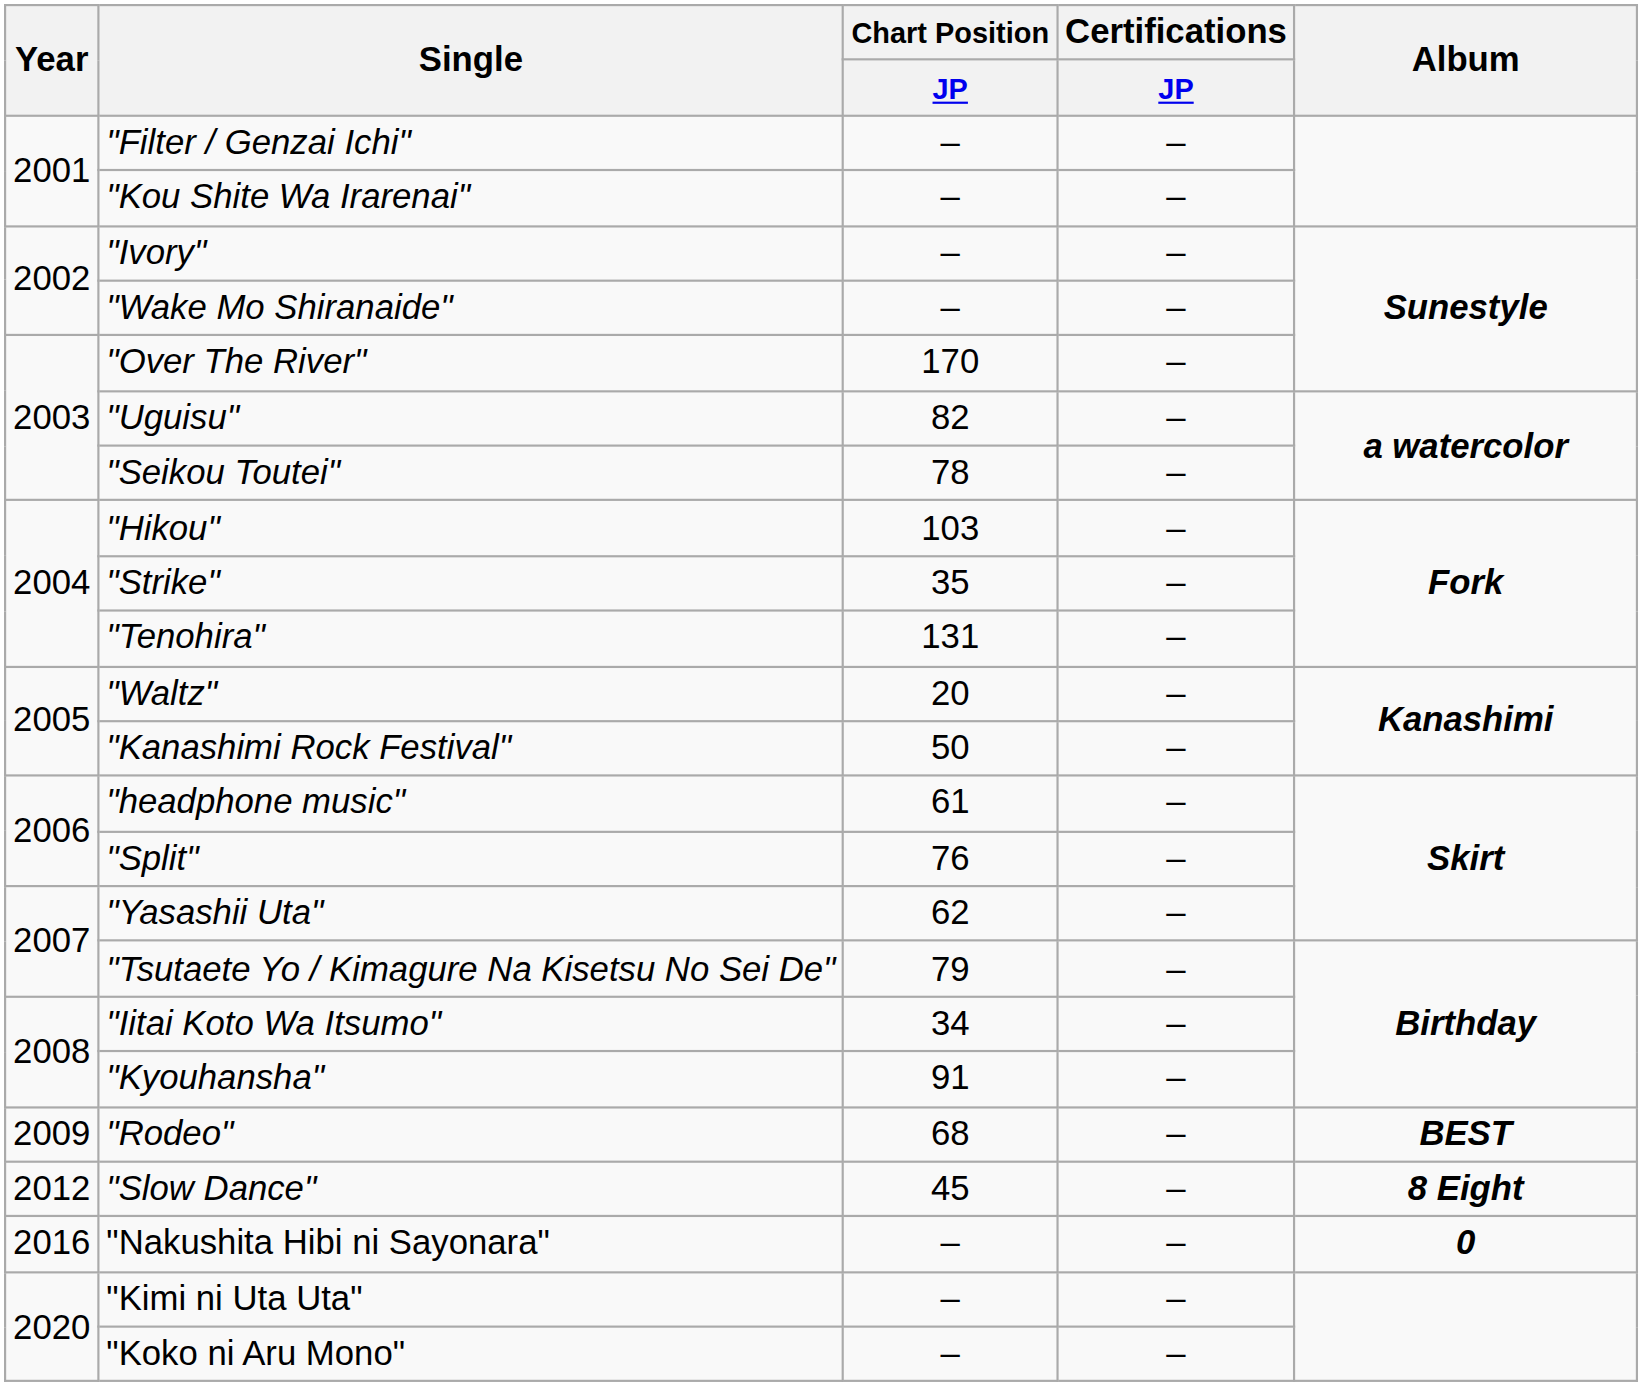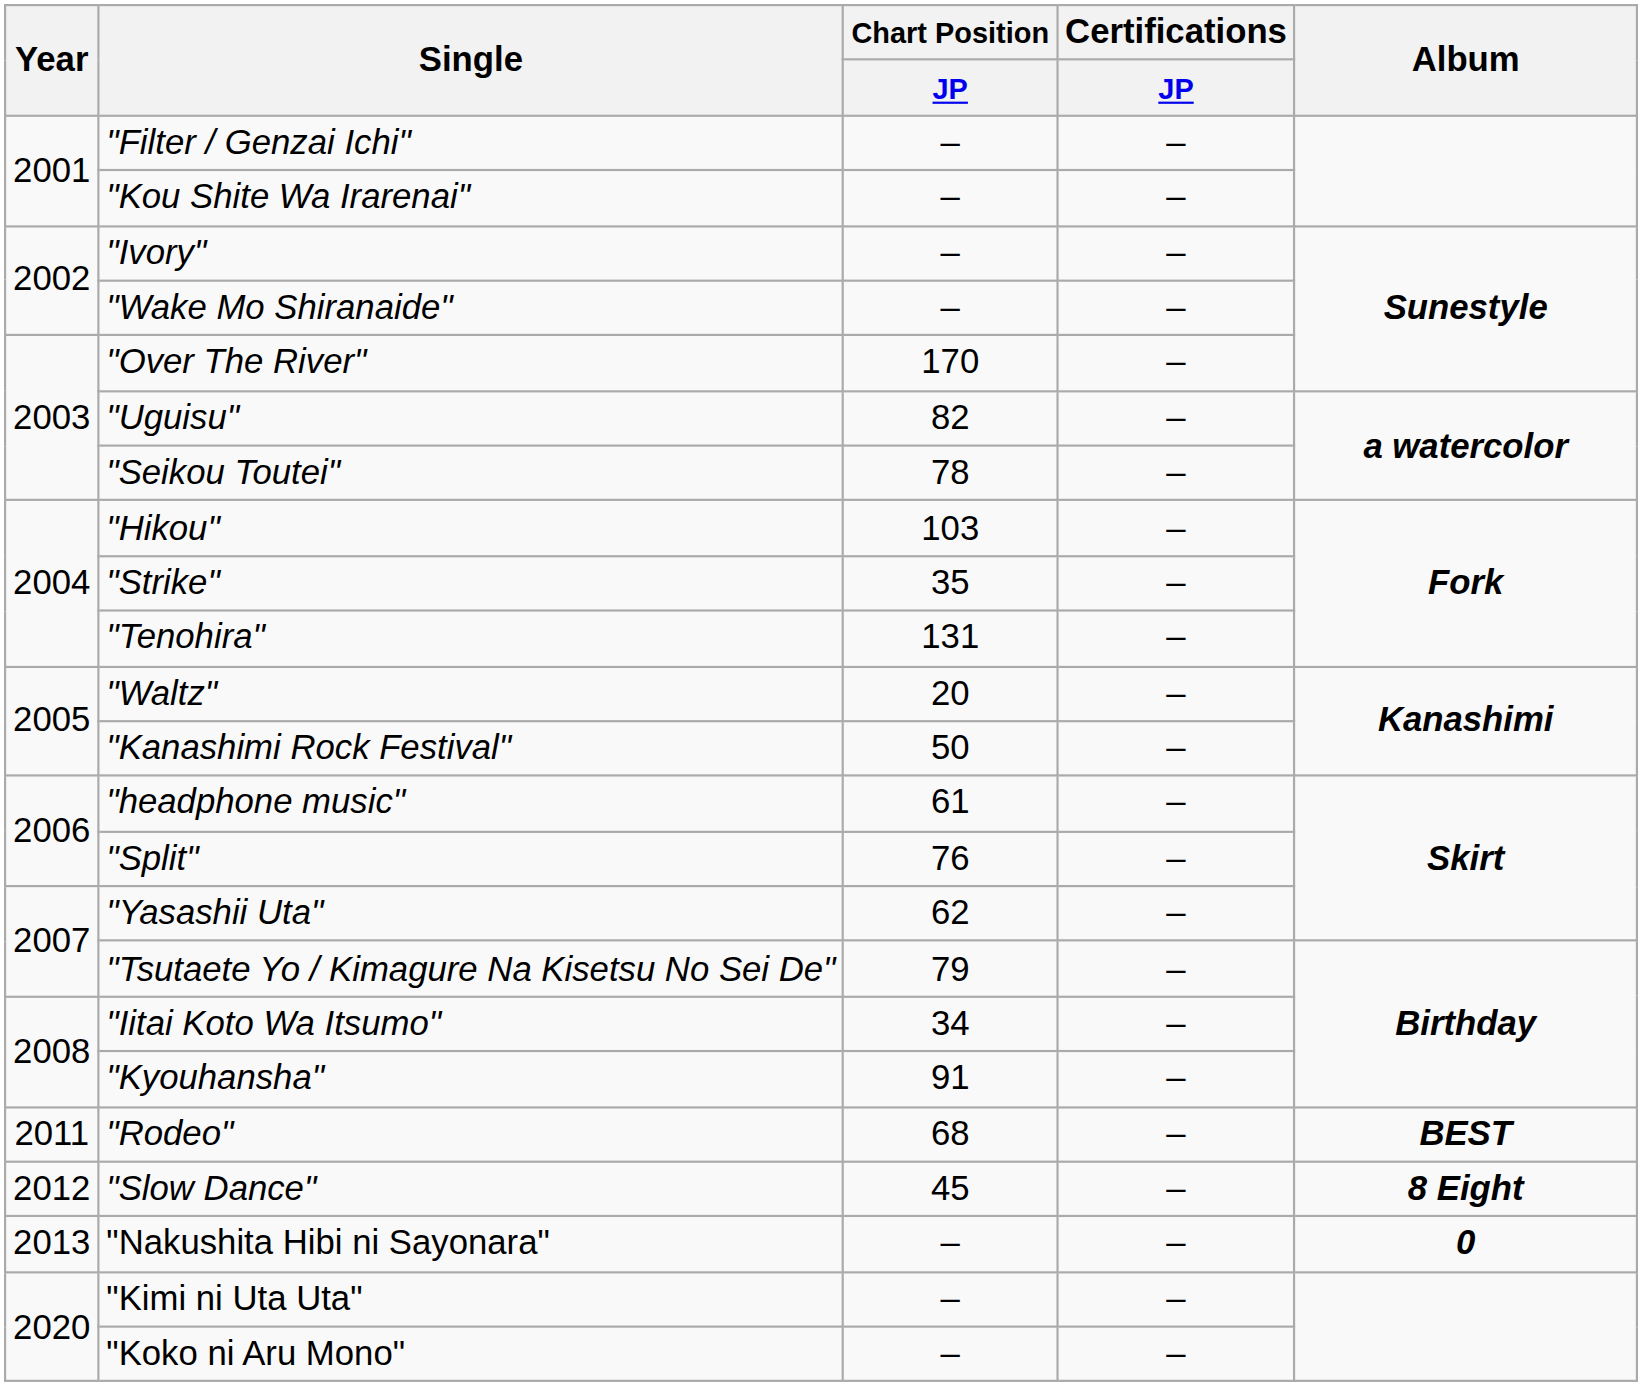(52, 1133) 2009 -> (52, 1133) 2011
(52, 1243) 2016 -> (52, 1243) 2013
